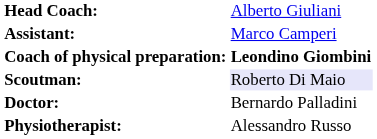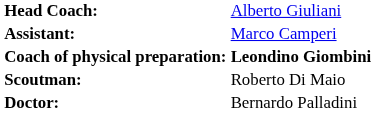(288, 79) lavender background -> (288, 79) no background
- row: (63, 126)
